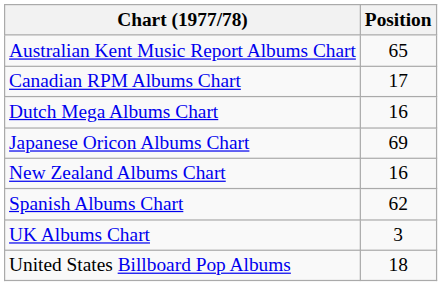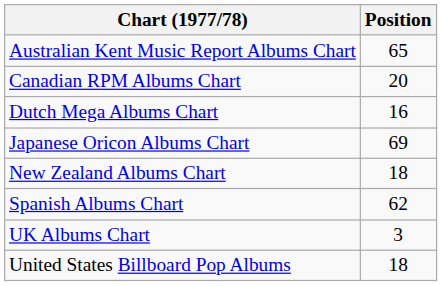(398, 81) 17 -> (398, 81) 20
(398, 173) 16 -> (398, 173) 18
